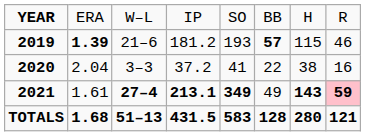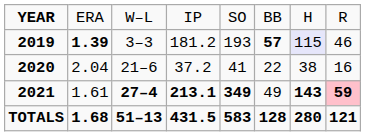(139, 42) 21–6 -> (139, 42) 3–3
(308, 42) no background -> (308, 42) lavender background
(139, 68) 3–3 -> (139, 68) 21–6
